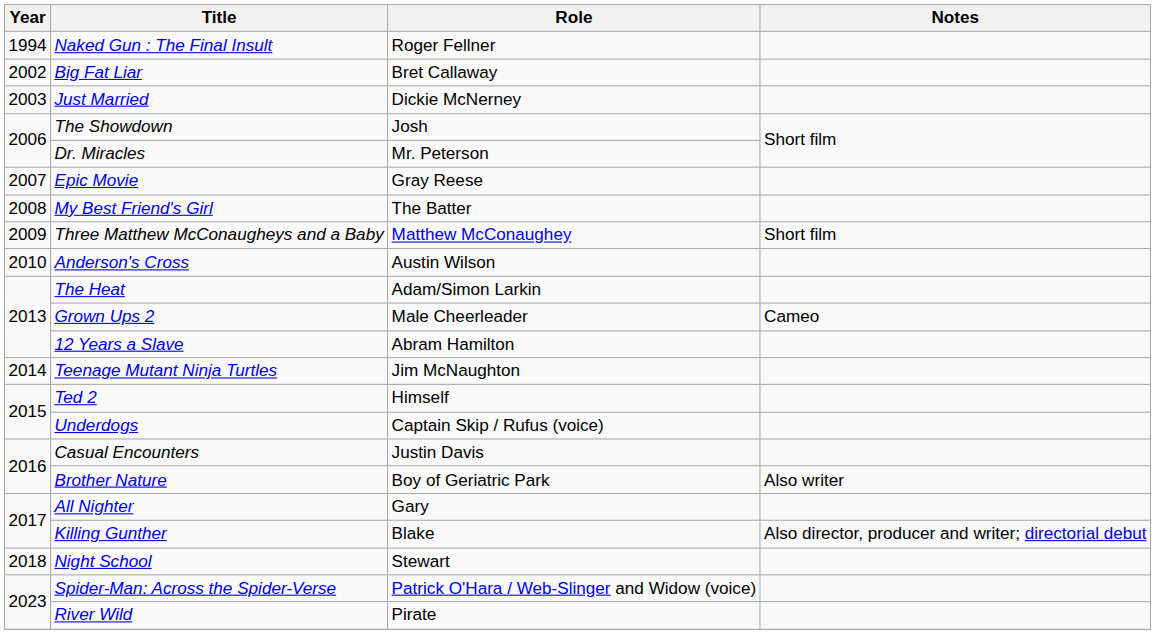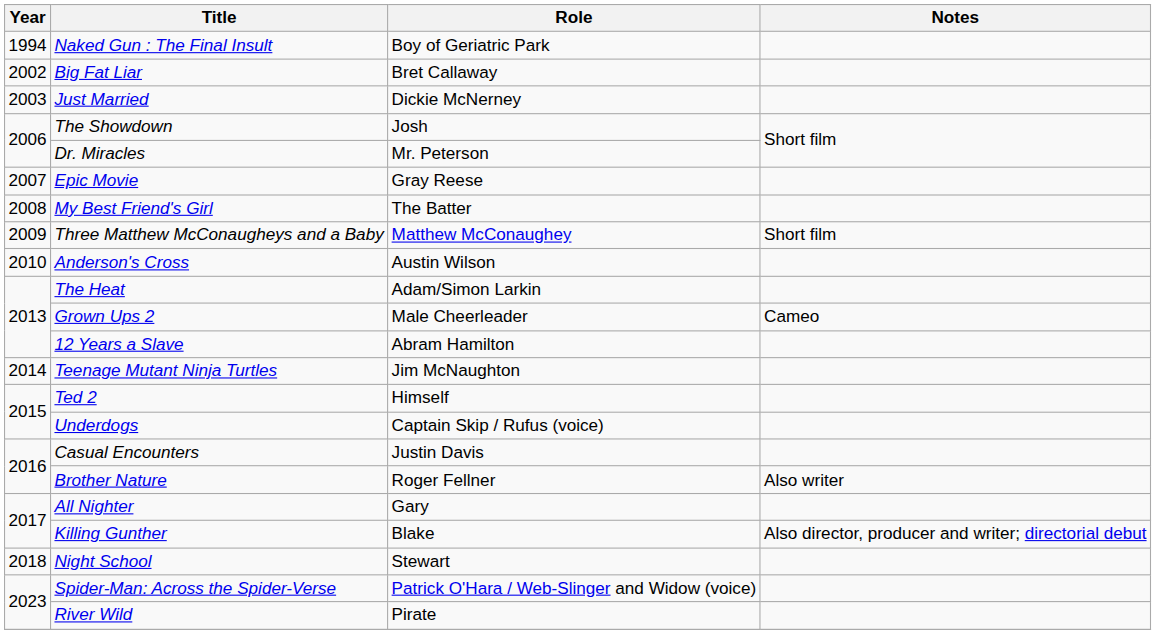(443, 45) Roger Fellner -> (471, 45) Boy of Geriatric Park
(471, 479) Boy of Geriatric Park -> (443, 479) Roger Fellner
